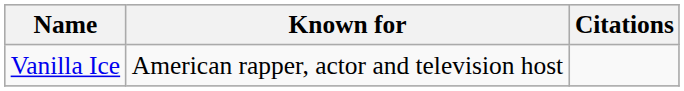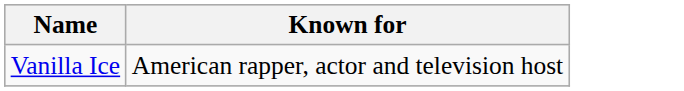- column: (624, 24)
